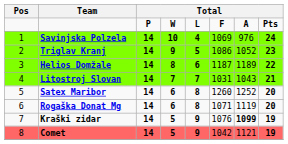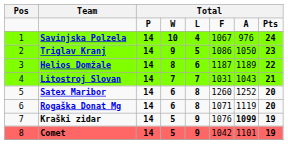(222, 39) 1069 -> (222, 39) 1067
(246, 52) 1052 -> (246, 52) 1050
(246, 133) 1121 -> (246, 133) 1101
